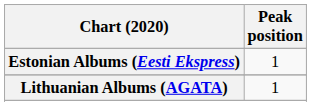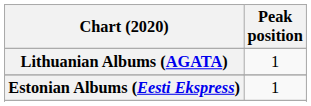rows swapped: (124, 61) <-> (124, 87)
